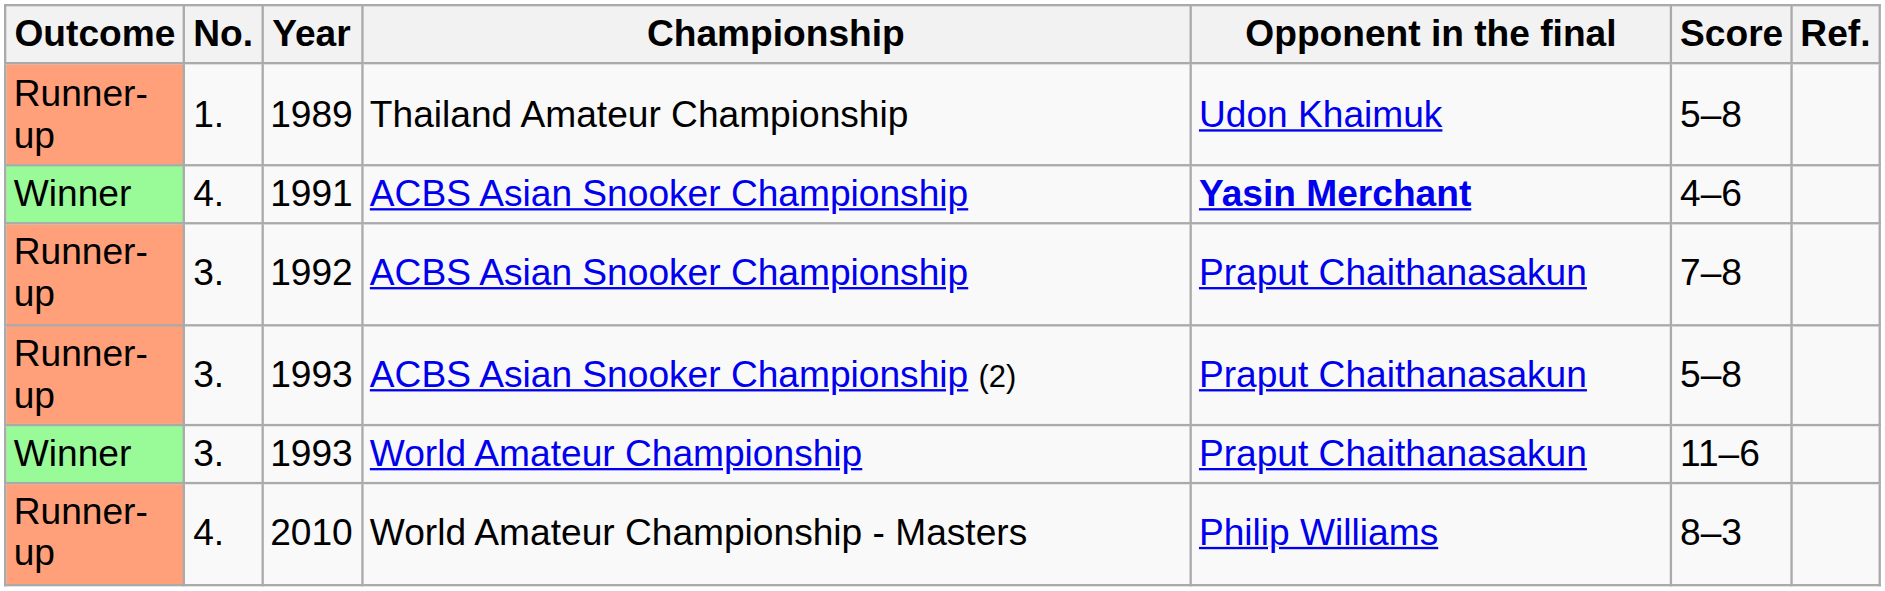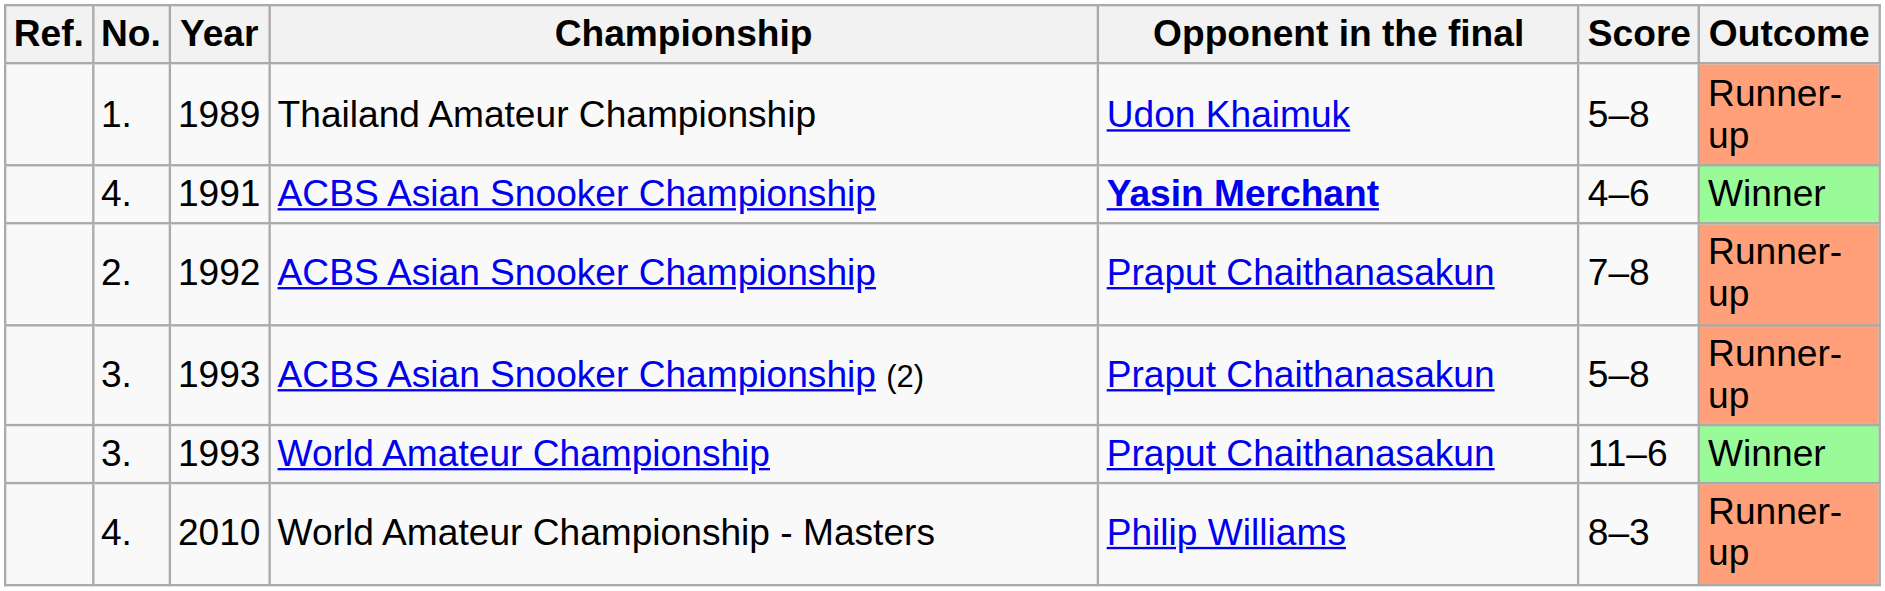columns swapped: (95, 33) <-> (1835, 33)
(209, 273) 3. -> (116, 273) 2.
